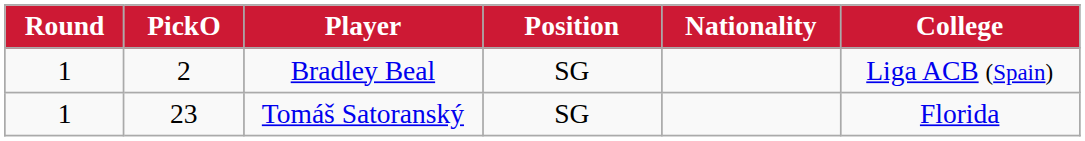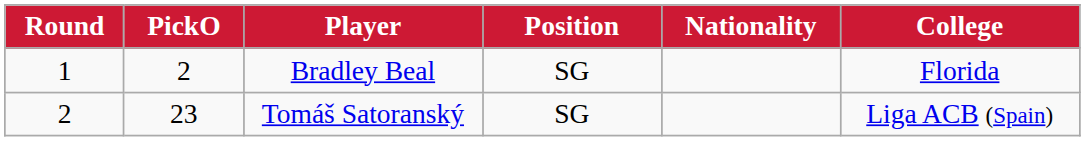(960, 69) Liga ACB (Spain) -> (960, 69) Florida
(65, 113) 1 -> (65, 113) 2
(960, 113) Florida -> (960, 113) Liga ACB (Spain)
